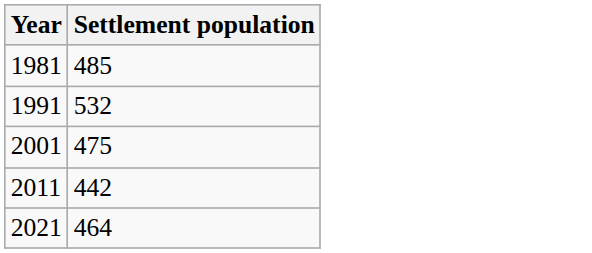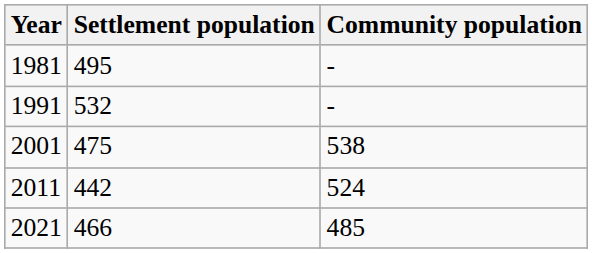+ column: (454, 24)
(93, 65) 485 -> (93, 65) 495
(93, 227) 464 -> (93, 227) 466
